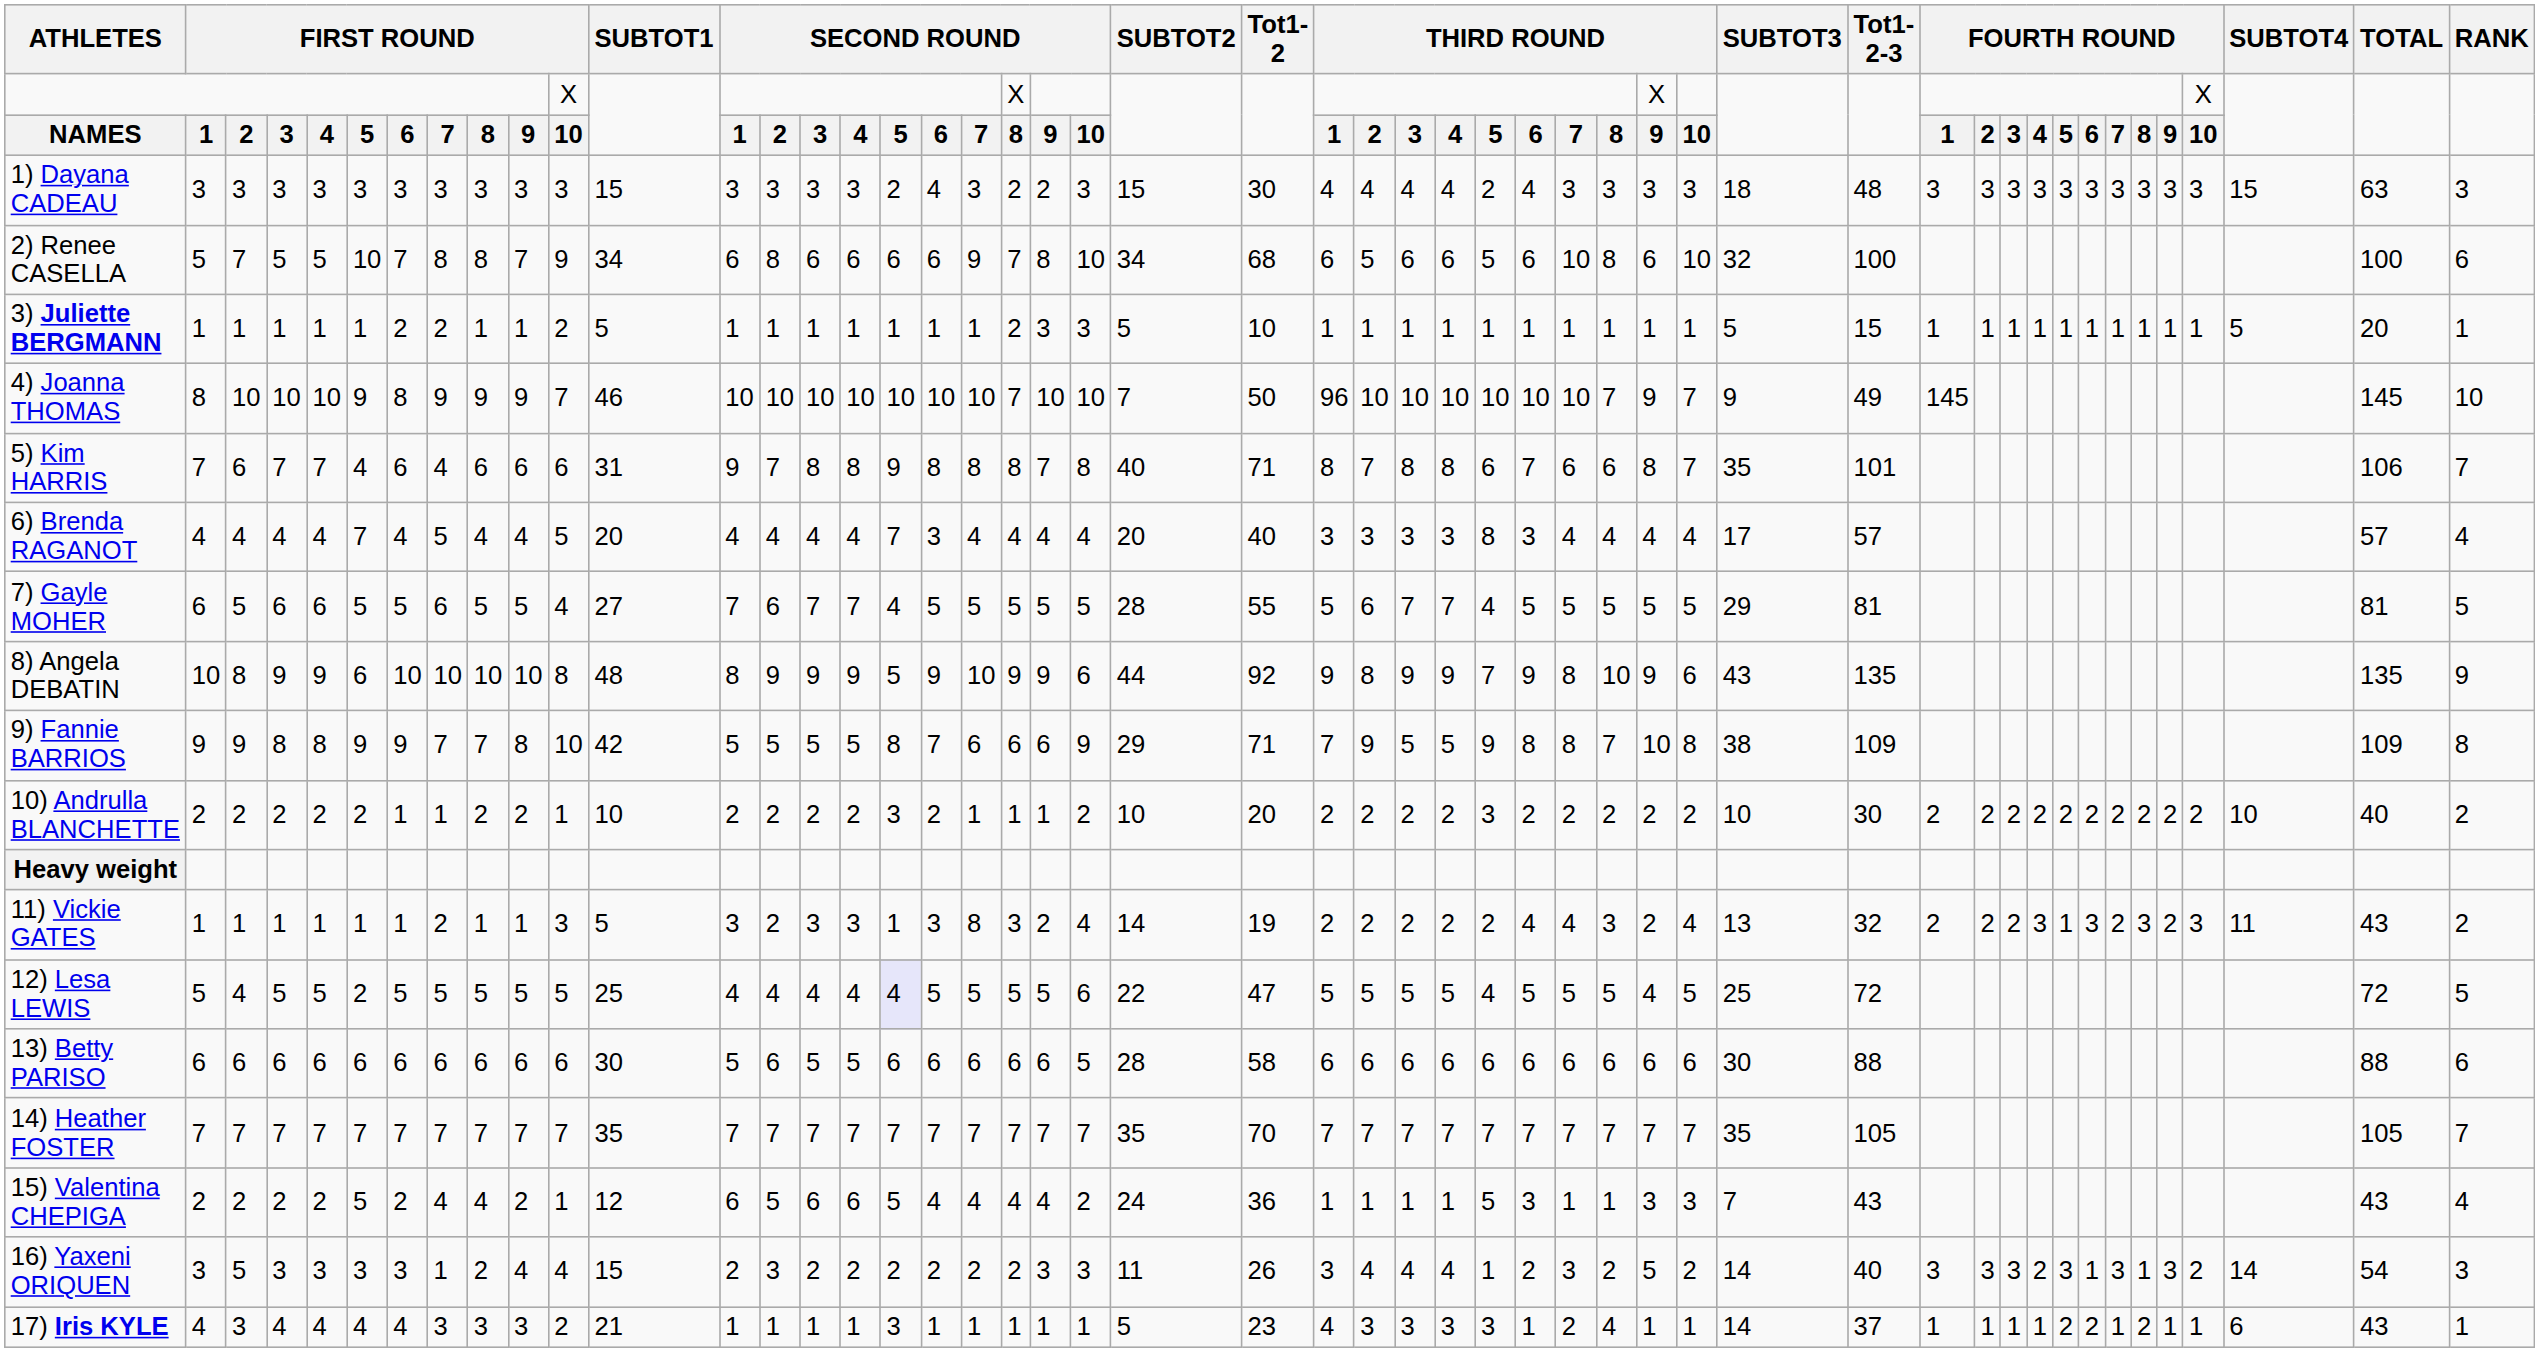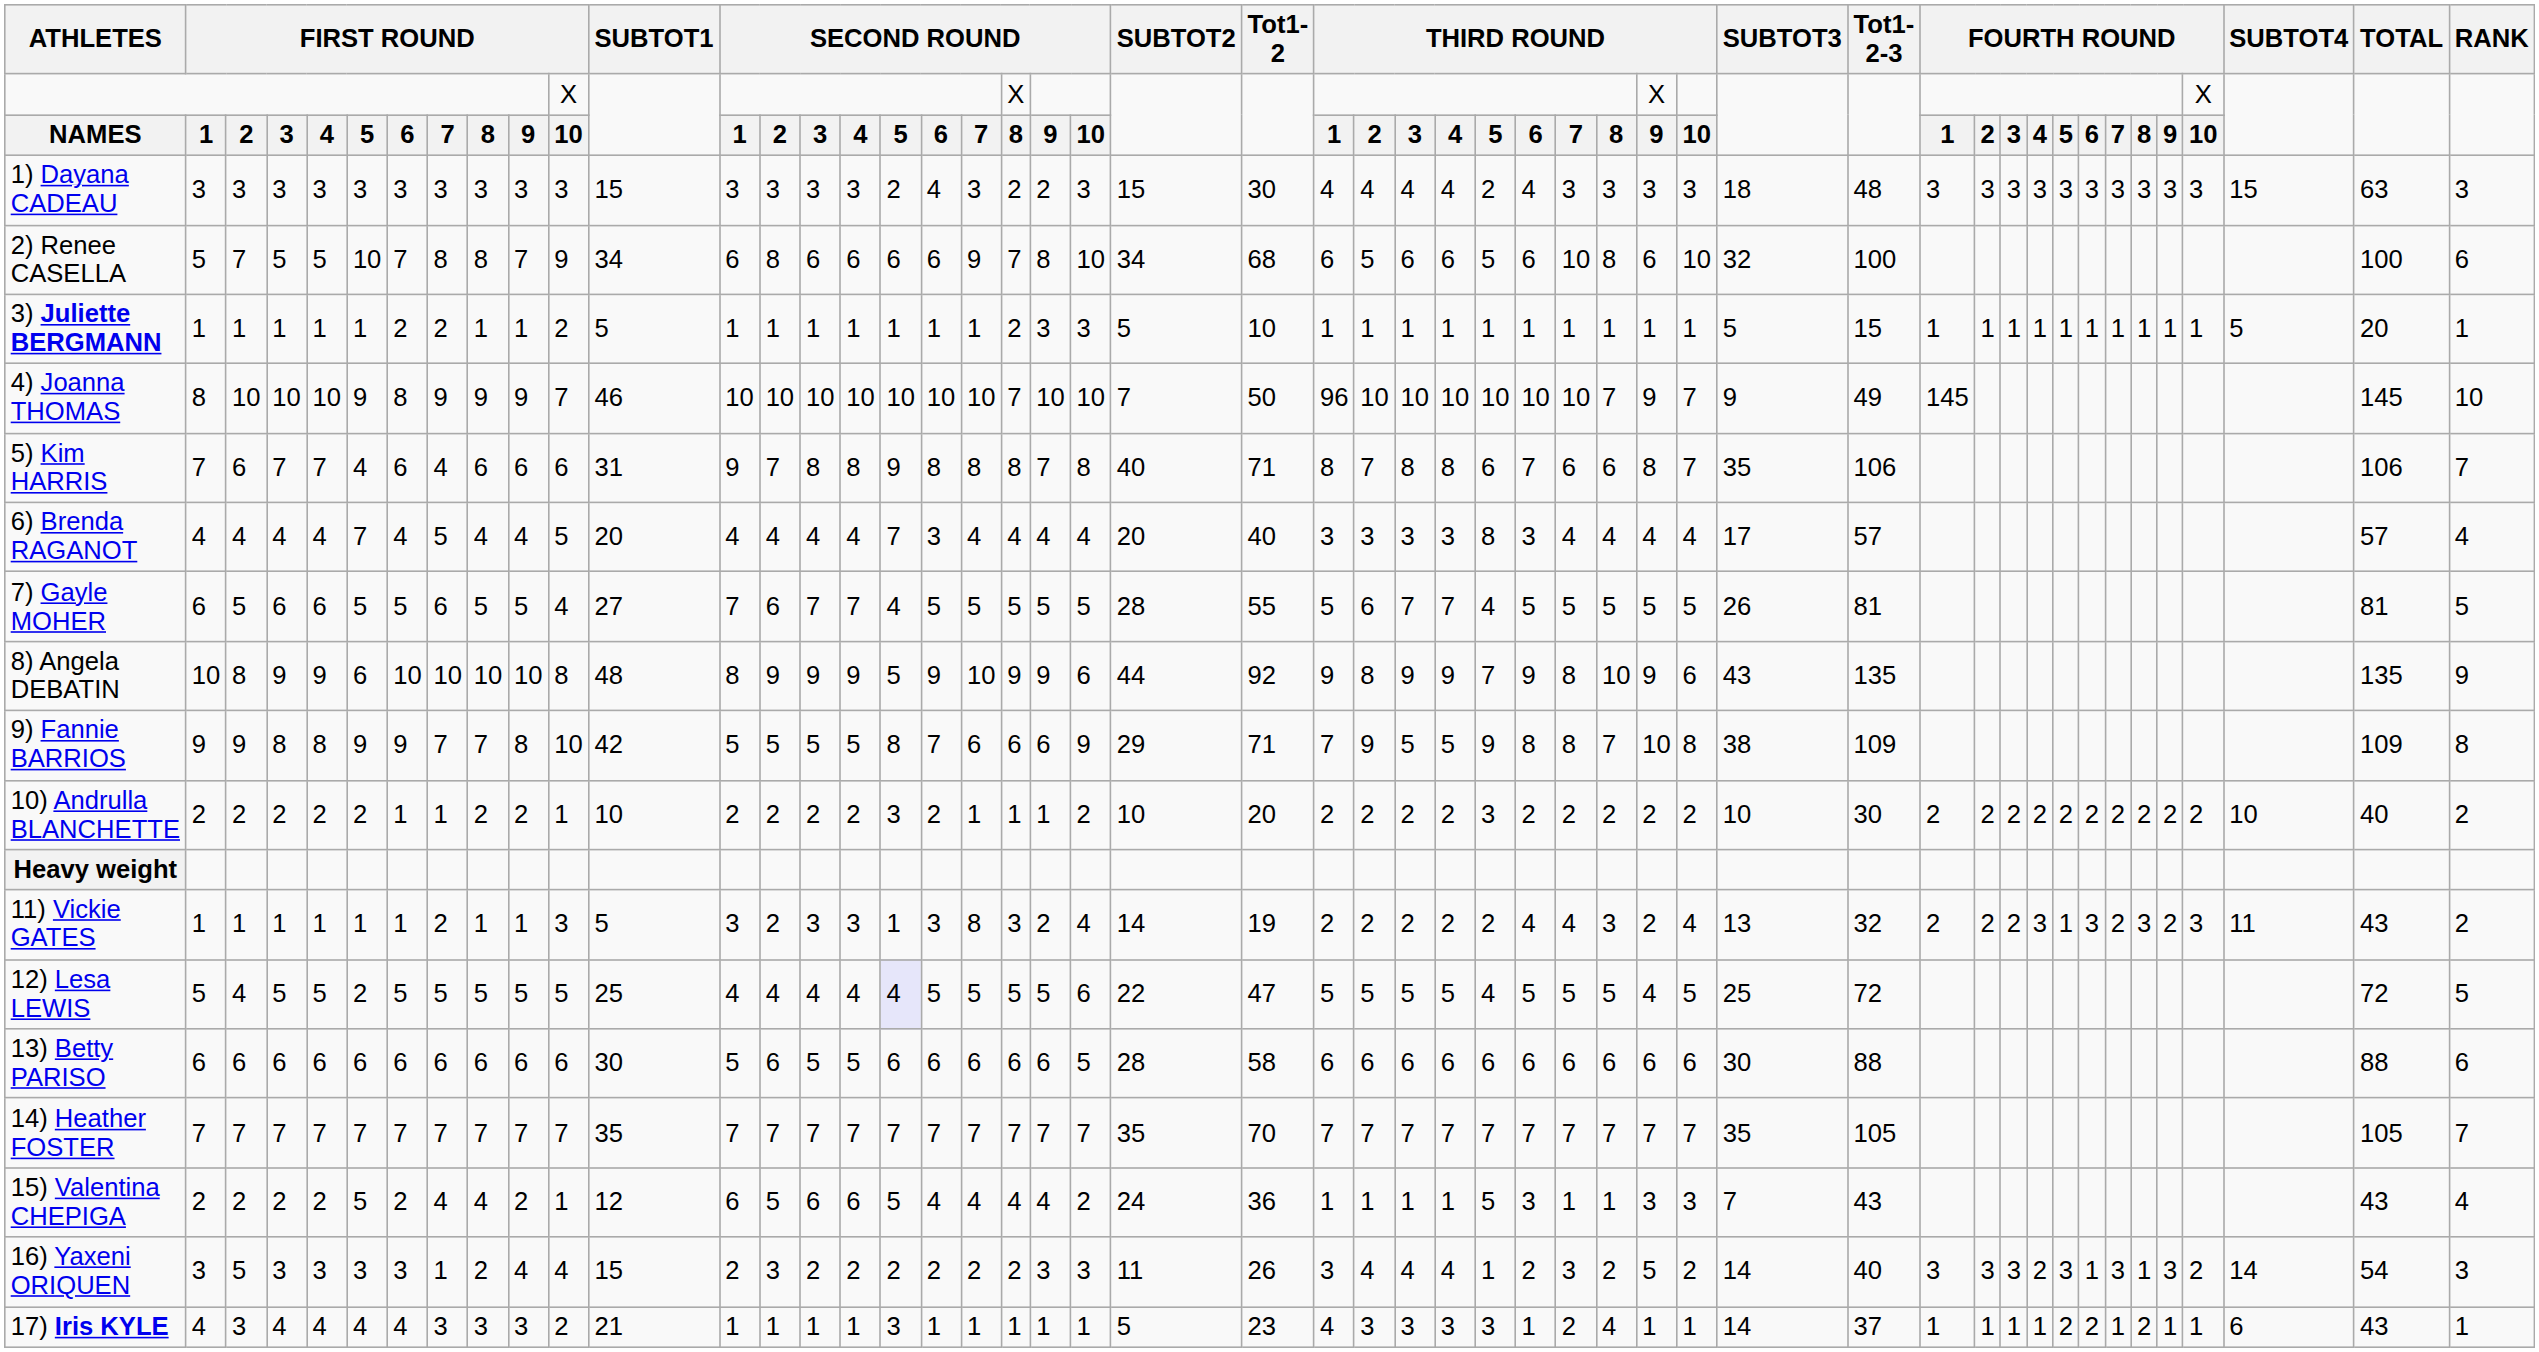(1875, 467) 101 -> (1875, 467) 106
(1737, 606) 29 -> (1737, 606) 26
